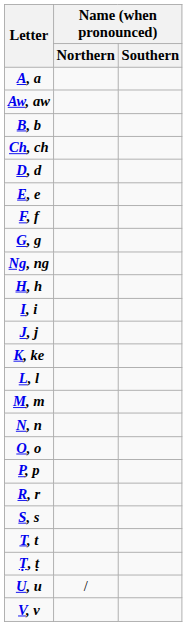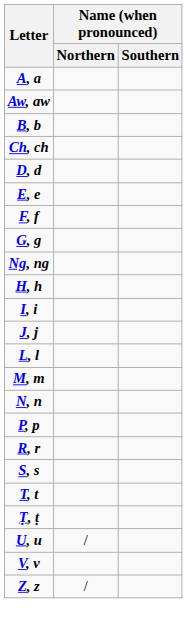- row: (29, 355)
- row: (29, 448)
+ row: (29, 586)
